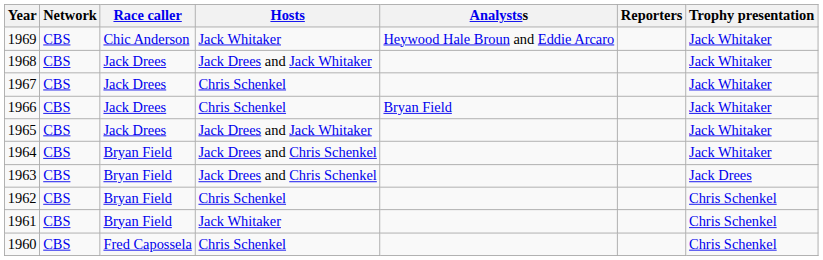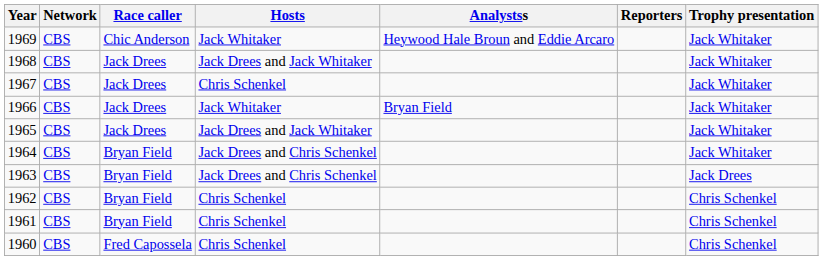(242, 107) Chris Schenkel -> (240, 107) Jack Whitaker
(240, 221) Jack Whitaker -> (242, 221) Chris Schenkel
